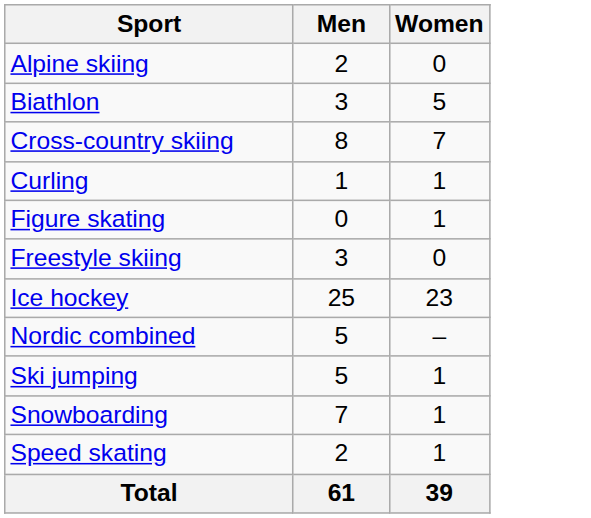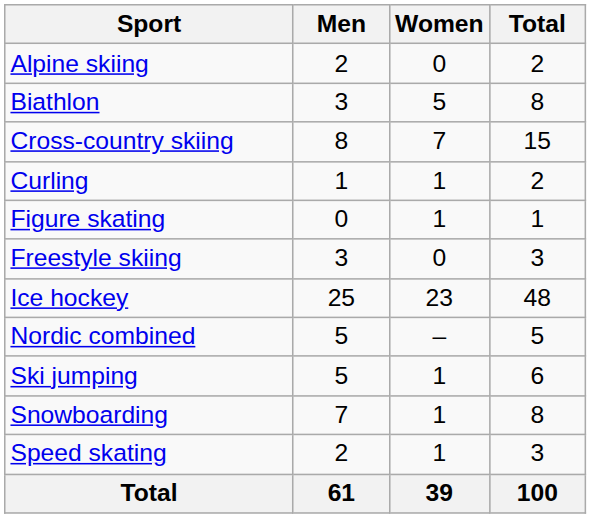+ column: (537, 24)
